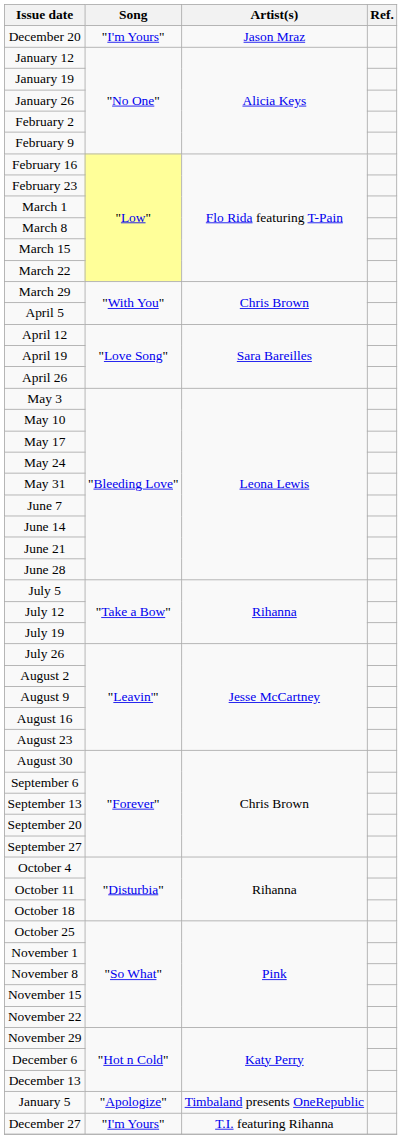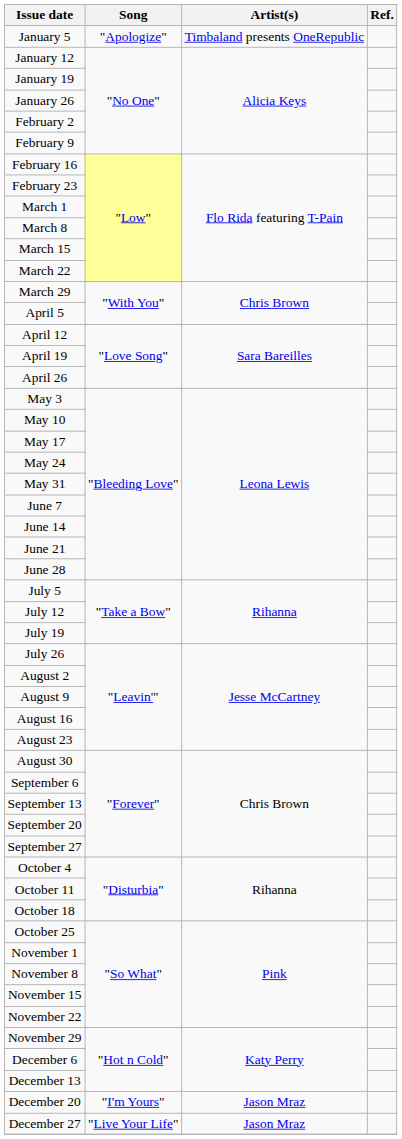rows swapped: (45, 1102) <-> (45, 36)
(133, 1123) "I'm Yours" -> (133, 1123) "Live Your Life"
(274, 1123) T.I. featuring Rihanna -> (274, 1123) Jason Mraz
